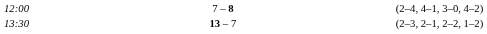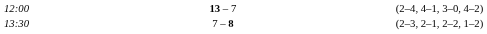(223, 8) 7 – 8 -> (223, 8) 13 – 7
(223, 23) 13 – 7 -> (223, 23) 7 – 8
